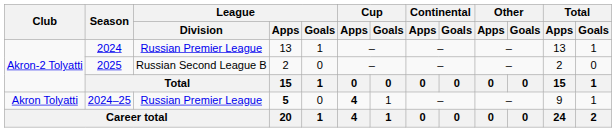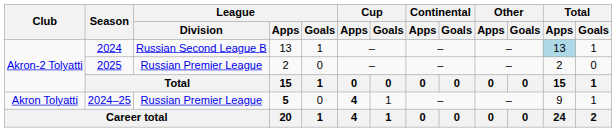(201, 48) Russian Premier League -> (201, 48) Russian Second League B
(559, 48) no background -> (559, 48) lightblue background
(201, 65) Russian Second League B -> (201, 65) Russian Premier League
